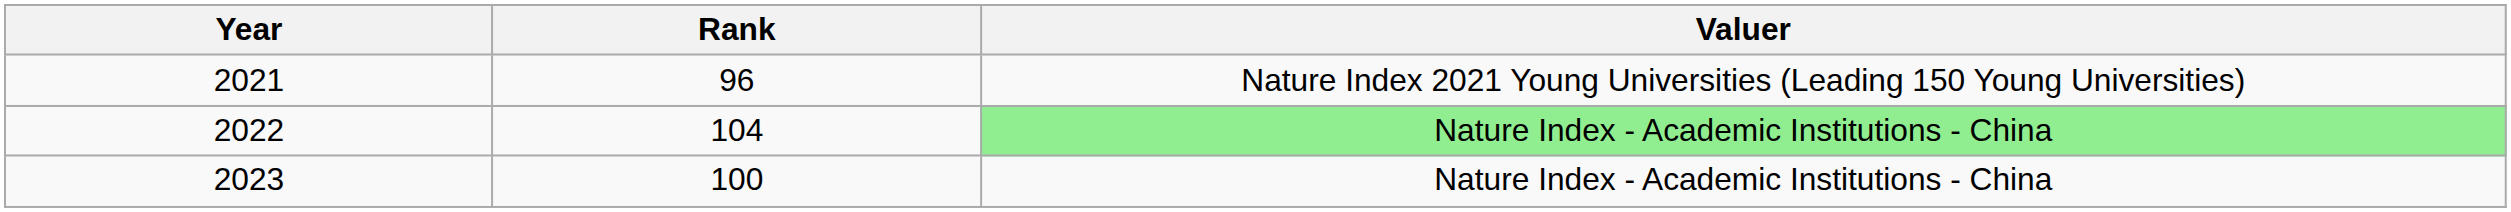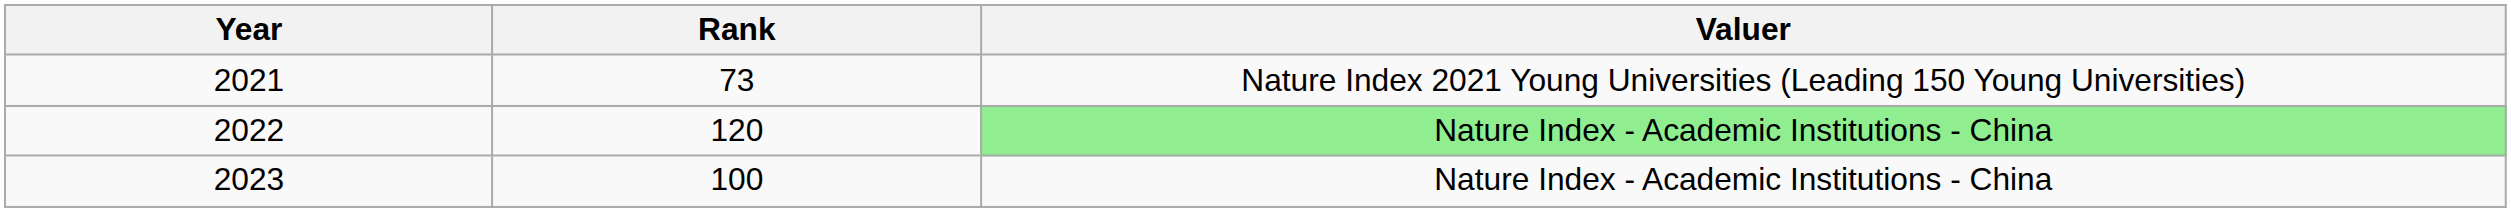(737, 79) 96 -> (737, 79) 73
(737, 130) 104 -> (737, 130) 120
